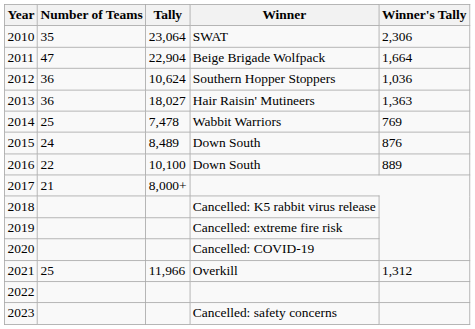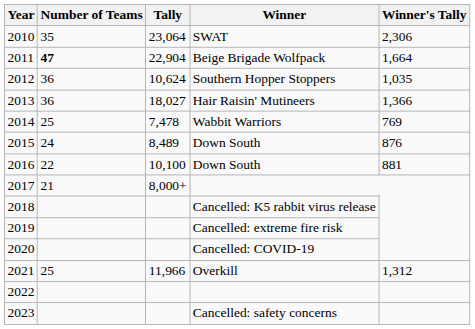(47, 57) normal -> (47, 57) bold
(397, 79) 1,036 -> (397, 79) 1,035
(397, 100) 1,363 -> (397, 100) 1,366
(392, 164) 889 -> (392, 164) 881
